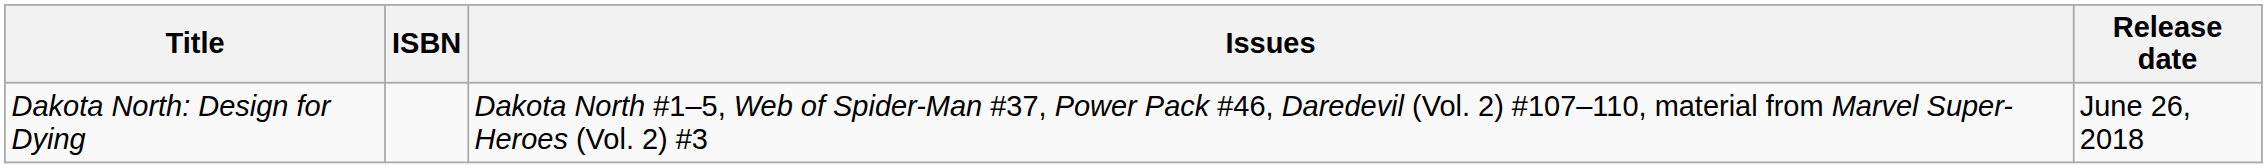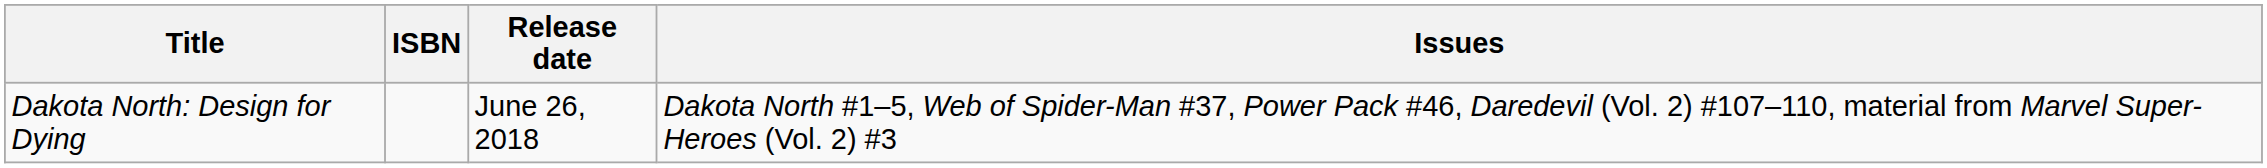columns swapped: (2168, 43) <-> (1270, 43)
